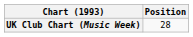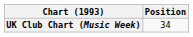(165, 25) 28 -> (165, 25) 34
